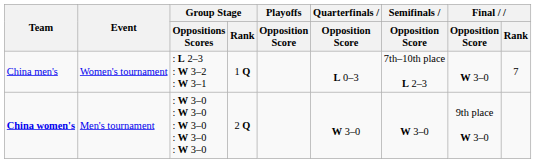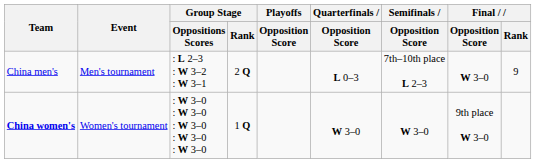(124, 72) Women's tournament -> (117, 72) Men's tournament
(242, 72) 1 Q -> (242, 72) 2 Q
(516, 72) 7 -> (516, 72) 9
(117, 125) Men's tournament -> (124, 125) Women's tournament
(242, 125) 2 Q -> (242, 125) 1 Q
